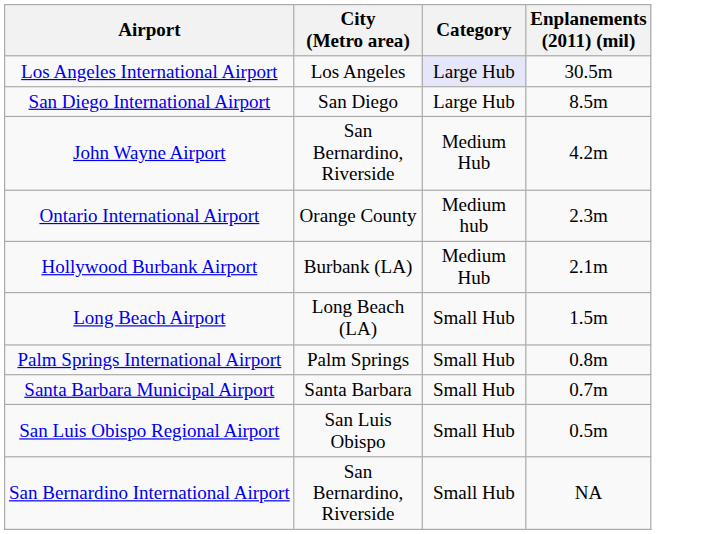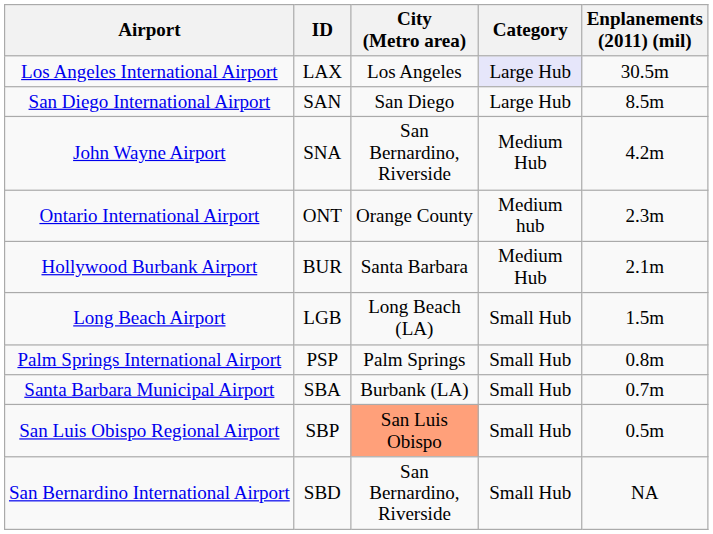+ column: (322, 30)
(358, 266) Burbank (LA) -> (414, 266) Santa Barbara
(358, 389) Santa Barbara -> (414, 389) Burbank (LA)
(358, 430) no background -> (414, 430) lightsalmon background
